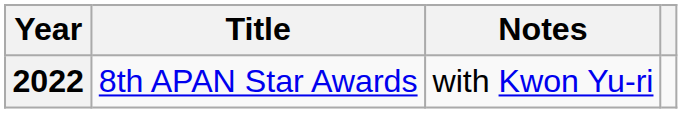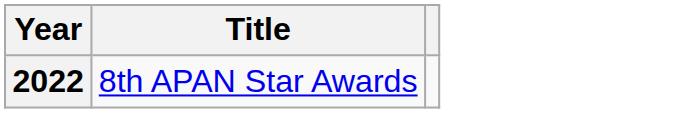- column: (543, 30)
